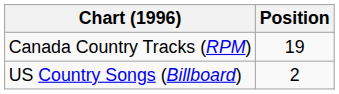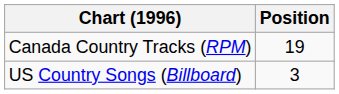(295, 74) 2 -> (295, 74) 3
